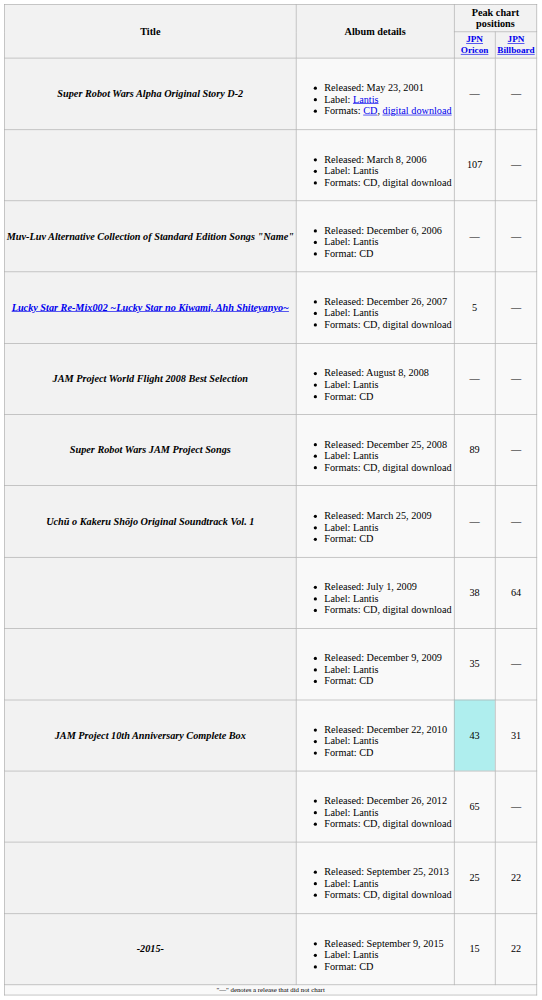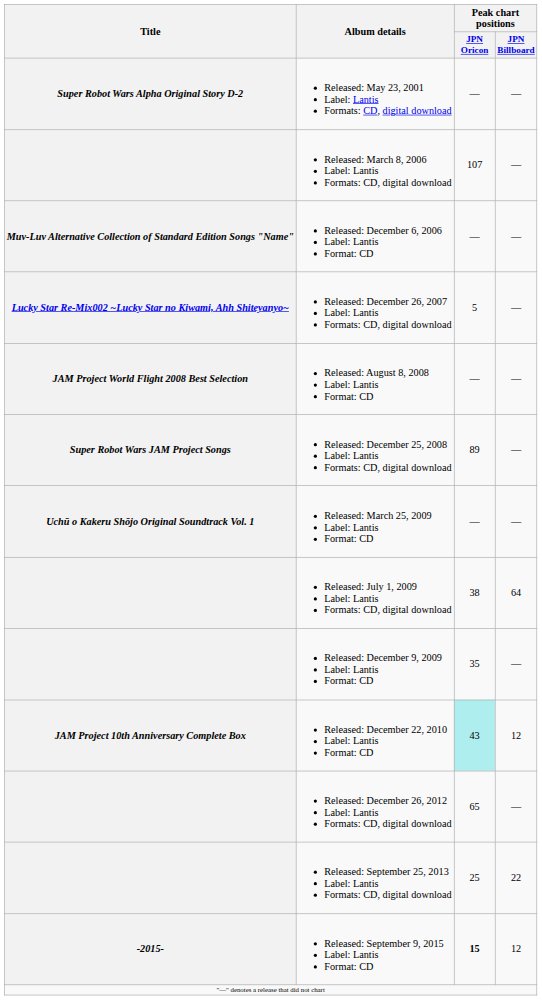(516, 735) 31 -> (516, 735) 12
(475, 949) normal -> (475, 949) bold
(516, 949) 22 -> (516, 949) 12
